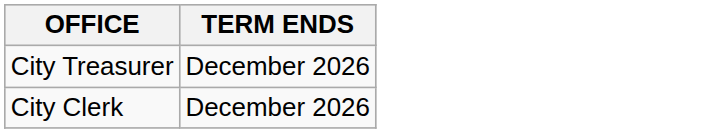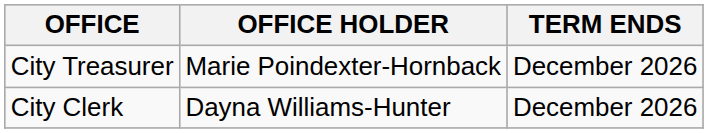+ column: (343, 25)
